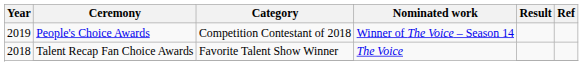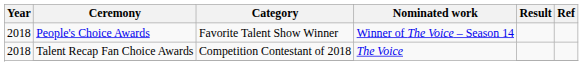(19, 32) 2019 -> (19, 32) 2018
(275, 32) Competition Contestant of 2018 -> (269, 32) Favorite Talent Show Winner
(269, 51) Favorite Talent Show Winner -> (275, 51) Competition Contestant of 2018
